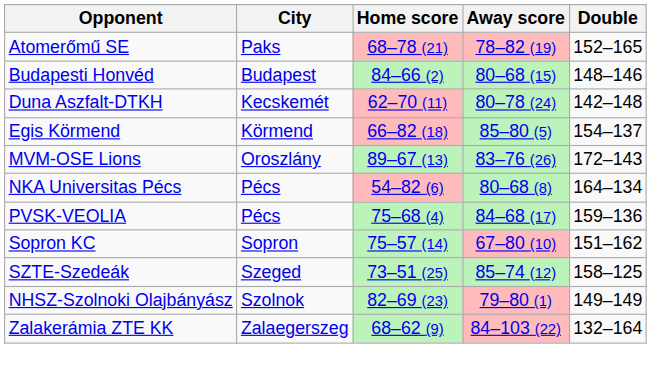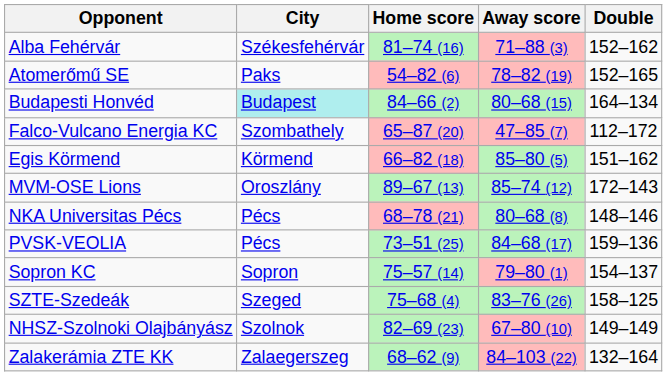+ row: (64, 46)
(408, 46) 68–78 (21) -> (423, 74) 54–82 (6)
(278, 74) no background -> (278, 103) paleturquoise background
(608, 74) 148–146 -> (624, 103) 164–134
+ row: (113, 131)
- row: (86, 103)
(608, 131) 154–137 -> (624, 159) 151–162
(516, 159) 83–76 (26) -> (532, 187) 85–74 (12)
(408, 187) 54–82 (6) -> (423, 215) 68–78 (21)
(608, 187) 164–134 -> (624, 215) 148–146
(408, 215) 75–68 (4) -> (423, 243) 73–51 (25)
(516, 243) 67–80 (10) -> (532, 272) 79–80 (1)
(608, 243) 151–162 -> (624, 272) 154–137
(408, 272) 73–51 (25) -> (423, 300) 75–68 (4)
(516, 272) 85–74 (12) -> (532, 300) 83–76 (26)
(516, 300) 79–80 (1) -> (532, 328) 67–80 (10)
